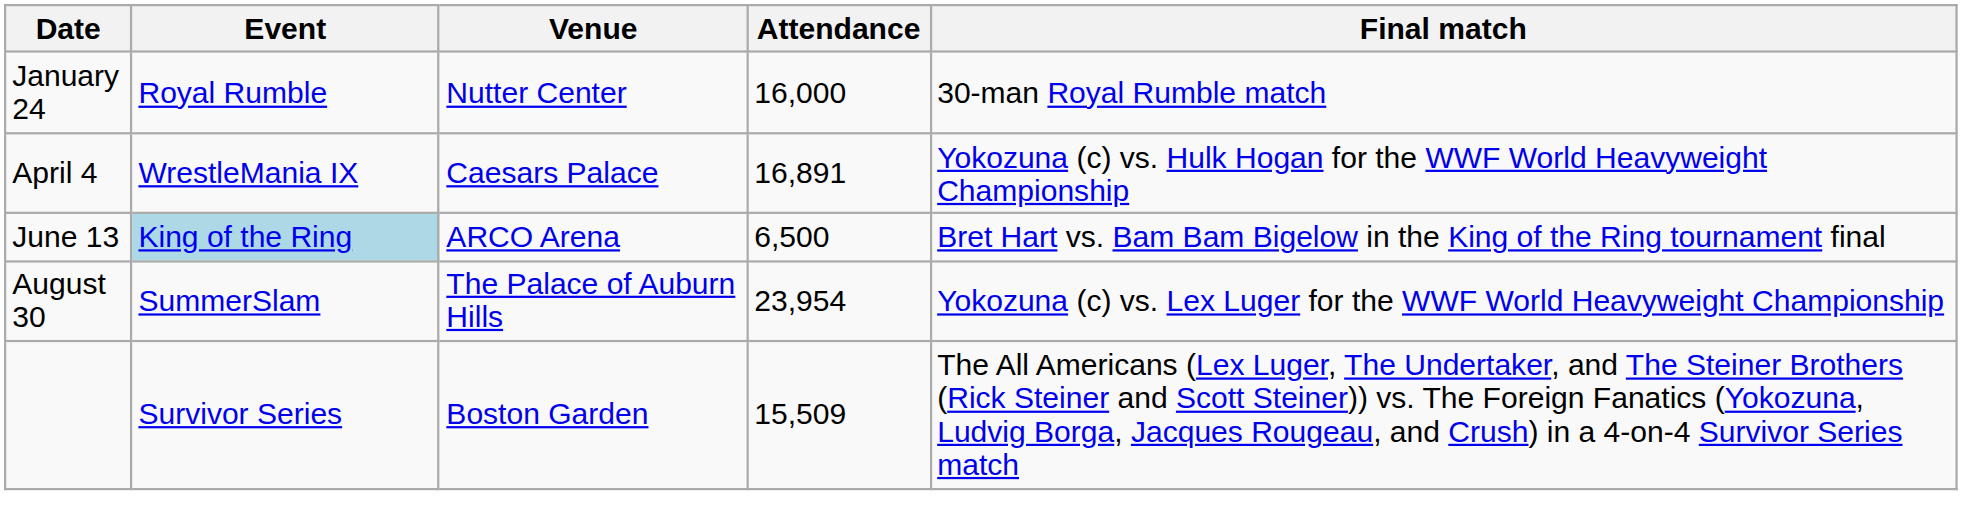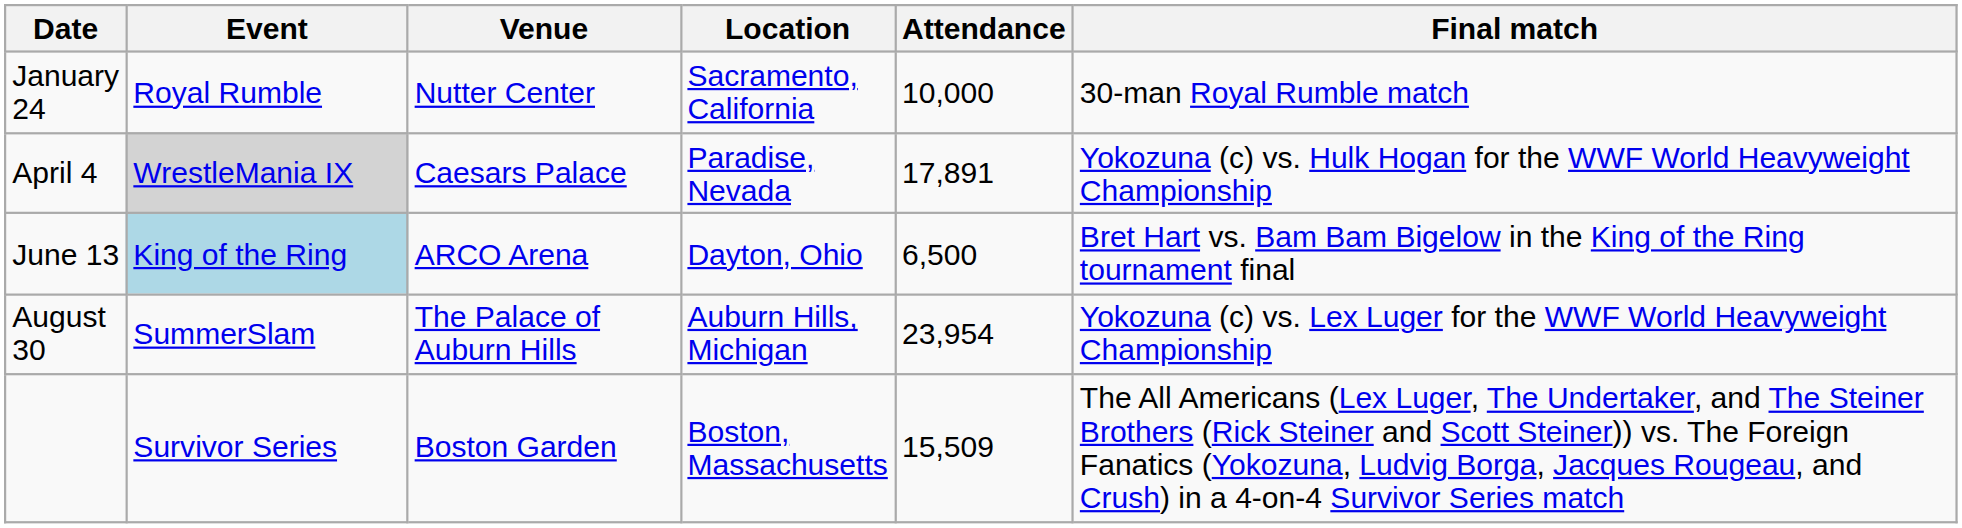+ column: (788, 28)
(800, 92) 16,000 -> (948, 92) 10,000
(248, 173) no background -> (243, 173) lightgrey background
(800, 173) 16,891 -> (948, 173) 17,891
